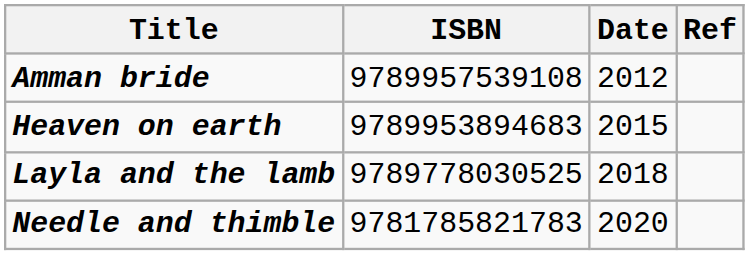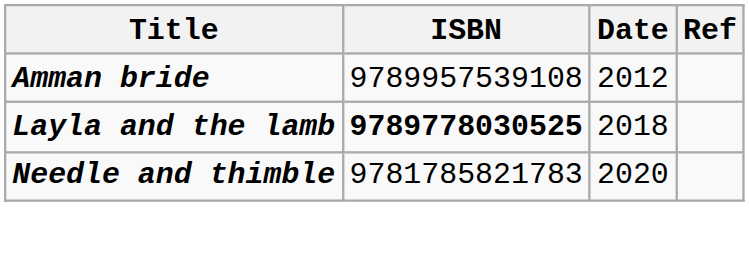- row: (147, 127)
(466, 176) normal -> (466, 127) bold
